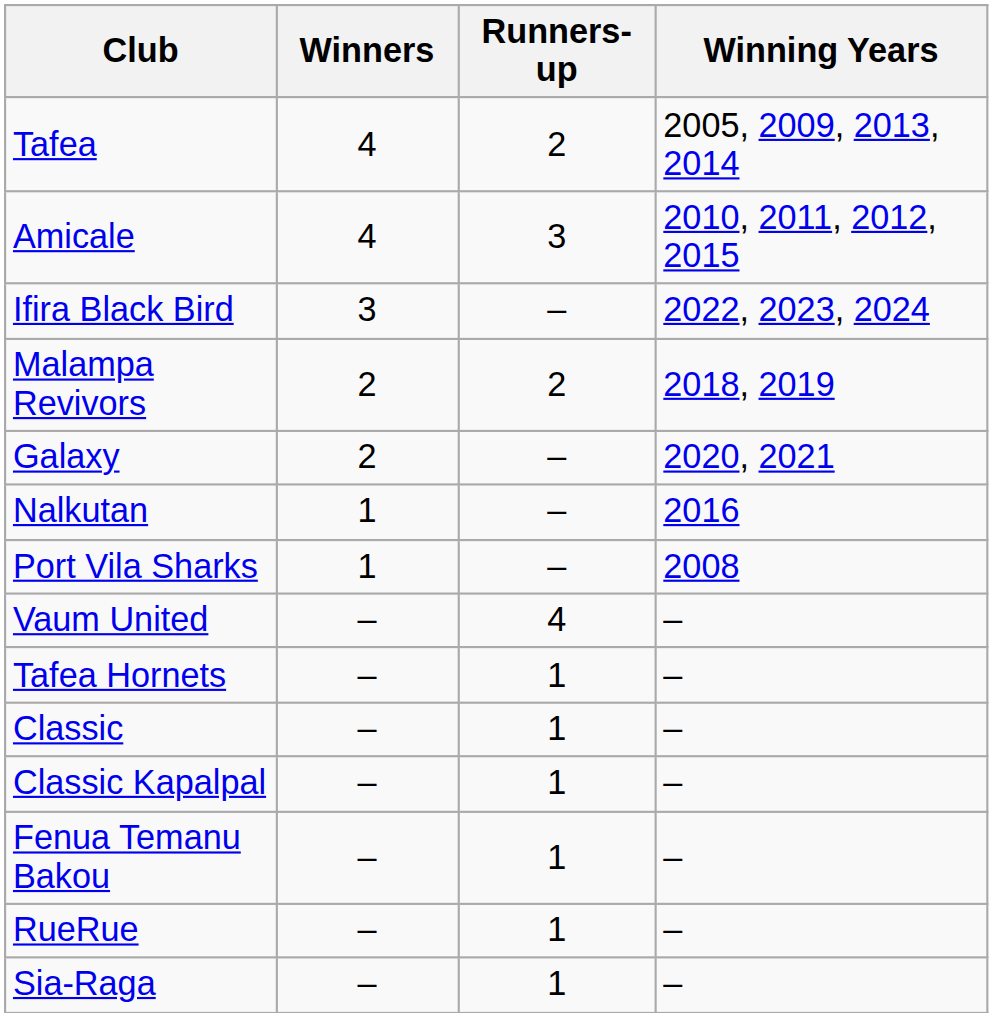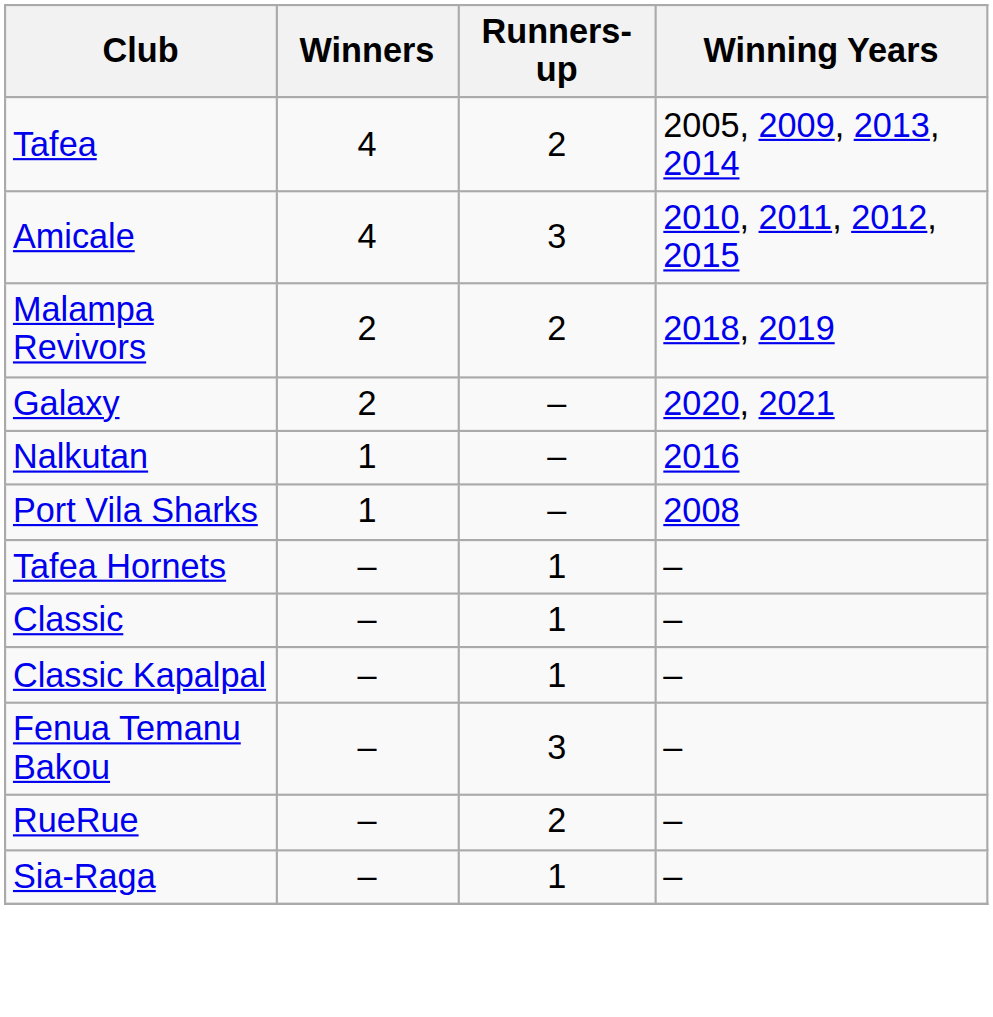- row: (123, 310)
- row: (111, 620)
(557, 856) 1 -> (557, 748) 3
(557, 930) 1 -> (557, 821) 2
